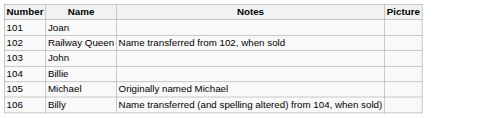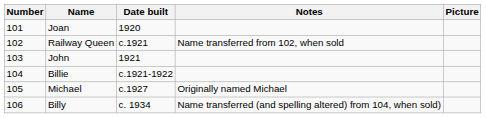+ column: (146, 12)
